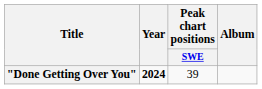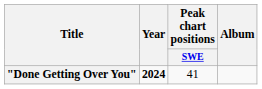(193, 74) 39 -> (193, 74) 41
